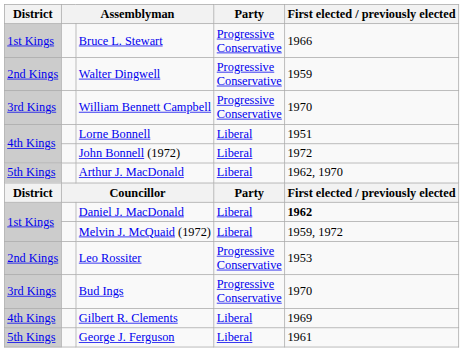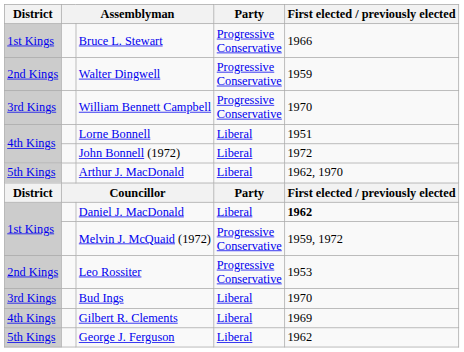(235, 231) Liberal -> (249, 238) Progressive Conservative
(249, 291) Progressive Conservative -> (235, 298) Liberal
(300, 337) 1961 -> (300, 337) 1962
